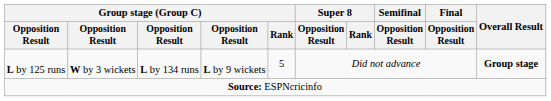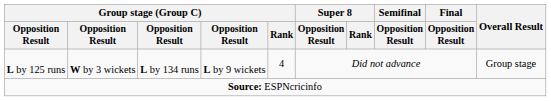(282, 64) 5 -> (282, 64) 4
(511, 64) bold -> (511, 64) normal
